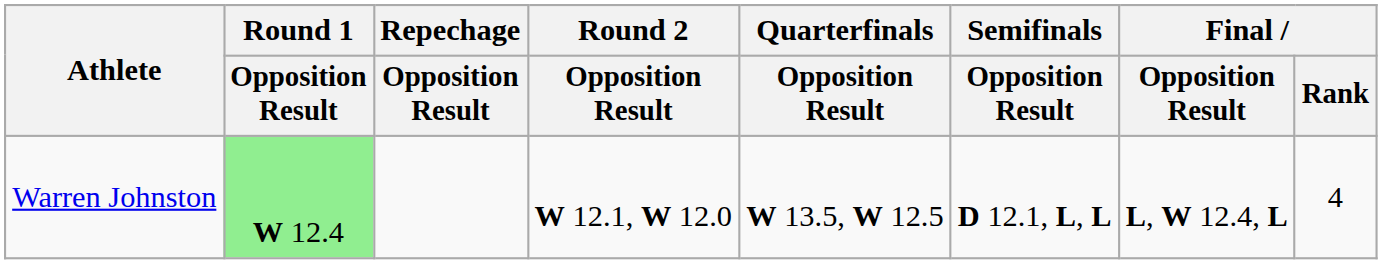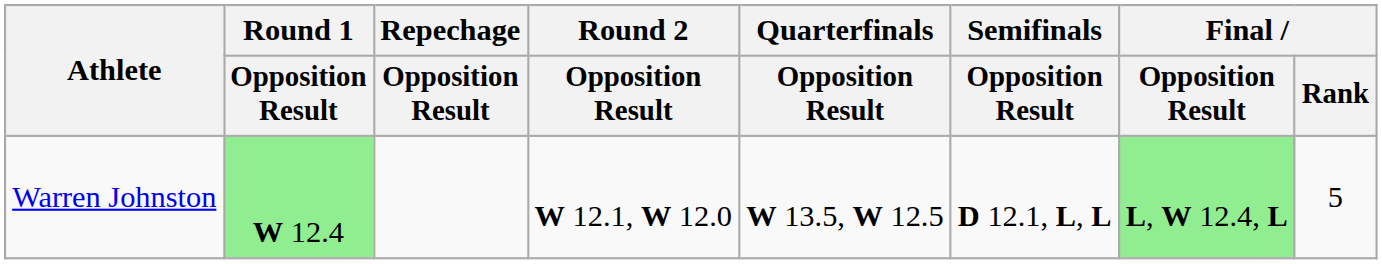(1207, 215) no background -> (1207, 215) lightgreen background
(1335, 197) 4 -> (1335, 197) 5
